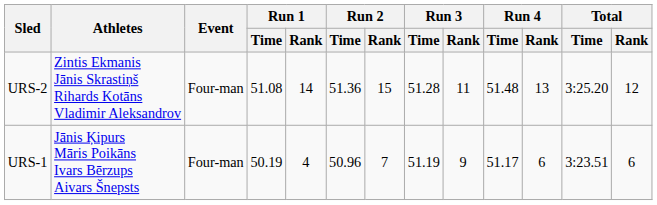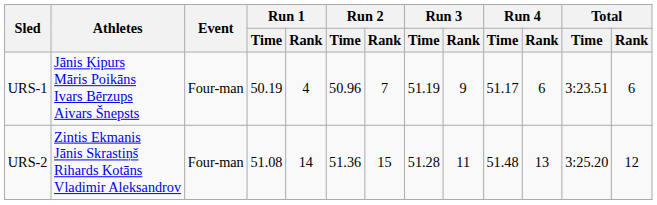rows swapped: (28, 162) <-> (28, 88)
